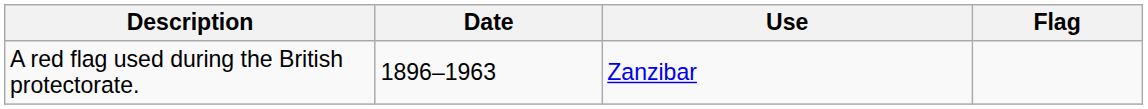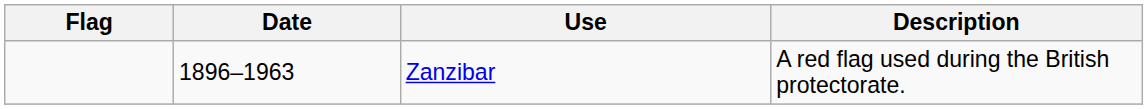columns swapped: (1057, 22) <-> (190, 22)
